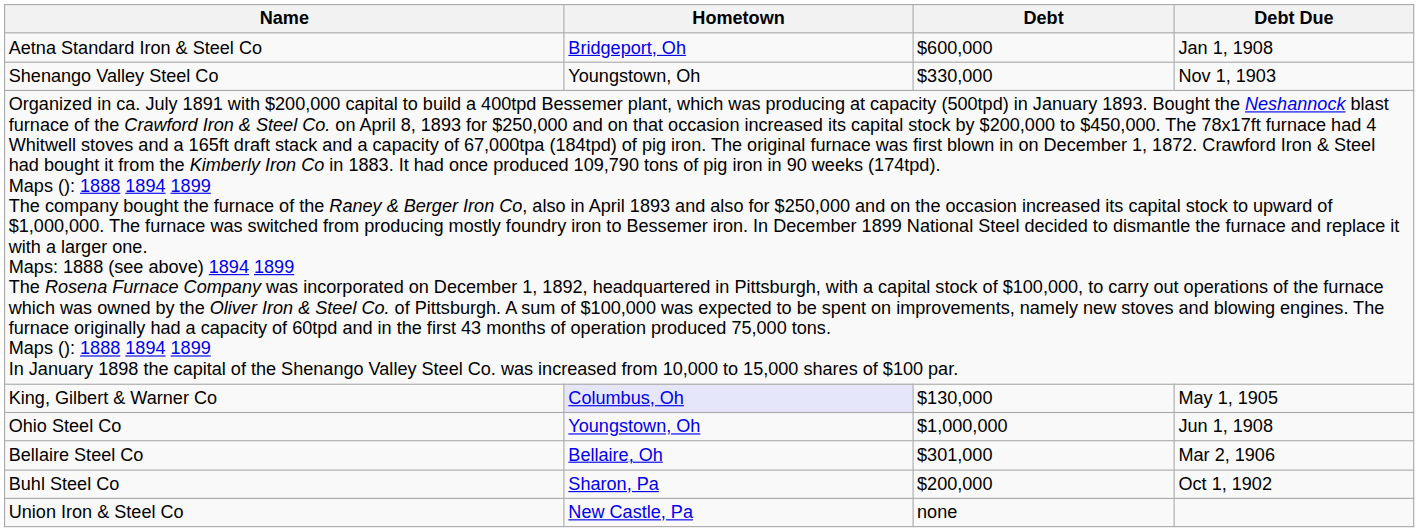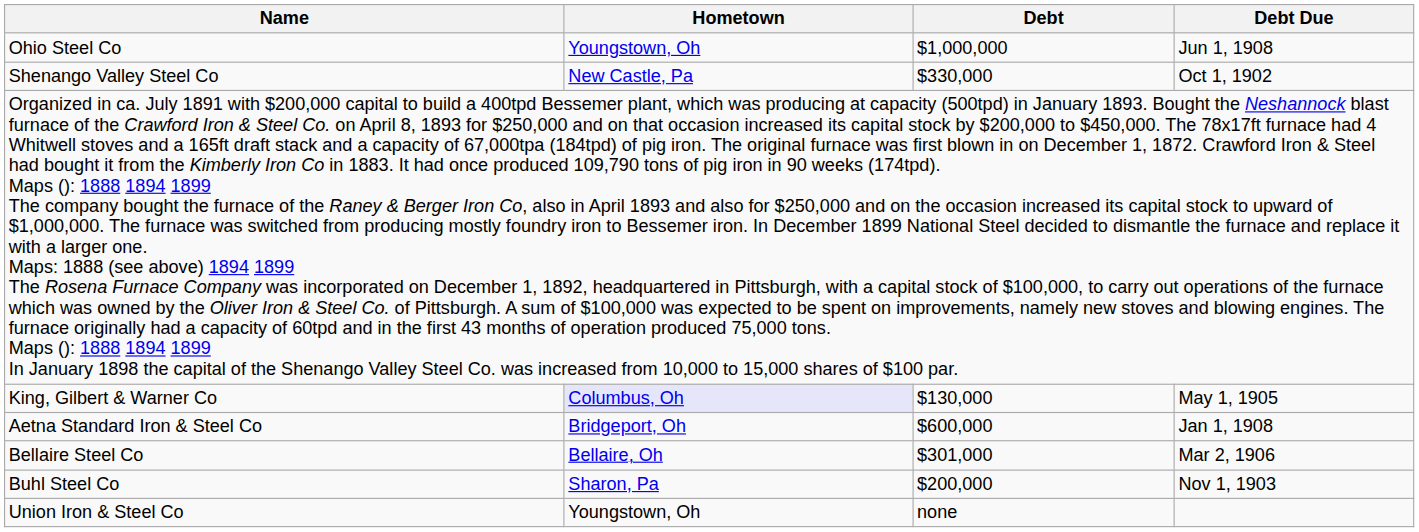rows swapped: (65, 426) <-> (135, 47)
(634, 76) Youngstown, Oh -> (631, 76) New Castle, Pa
(1227, 76) Nov 1, 1903 -> (1225, 76) Oct 1, 1902
(1225, 483) Oct 1, 1902 -> (1227, 483) Nov 1, 1903
(631, 512) New Castle, Pa -> (634, 512) Youngstown, Oh
